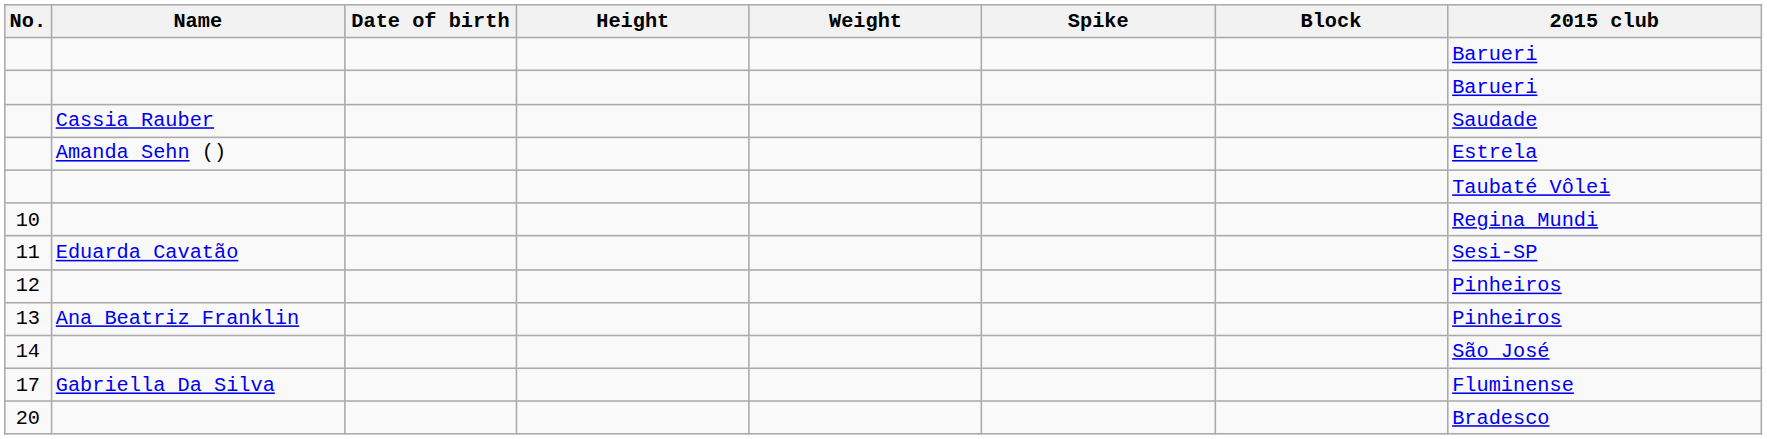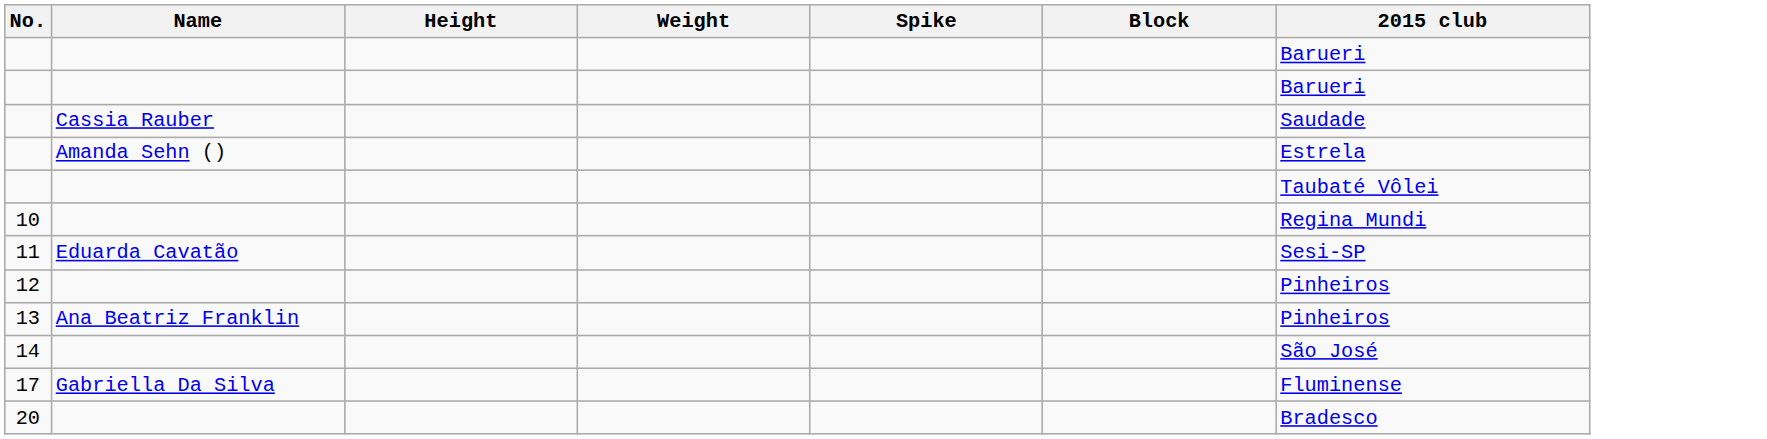- column: (430, 21)
